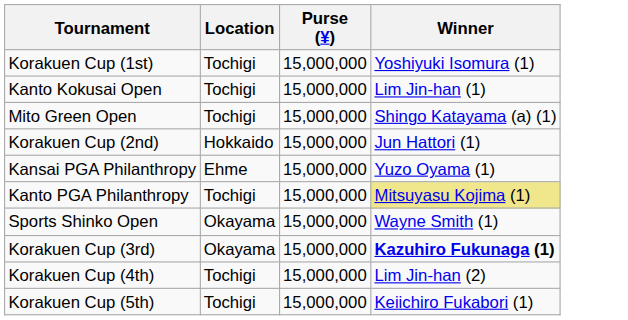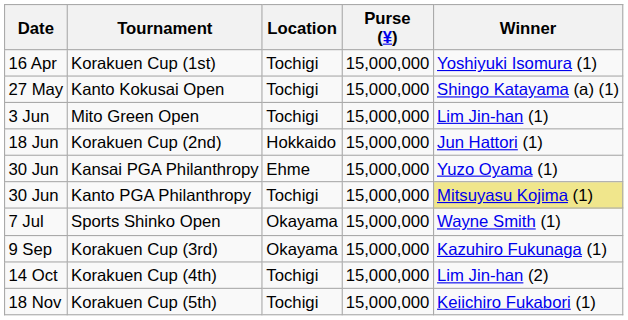+ column: (36, 27)
(430, 90) Lim Jin-han (1) -> (528, 90) Shingo Katayama (a) (1)
(465, 116) Shingo Katayama (a) (1) -> (493, 116) Lim Jin-han (1)
(464, 248) bold -> (522, 248) normal
